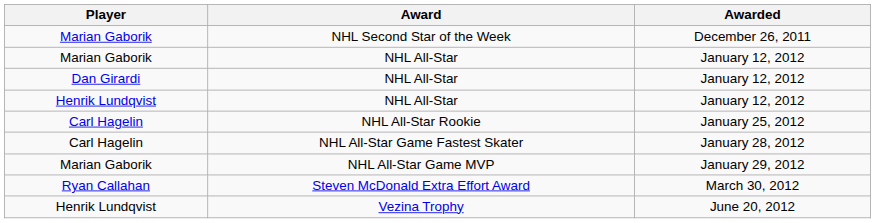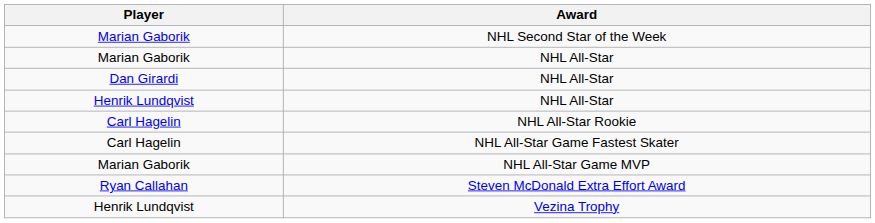- column: (753, 15)
